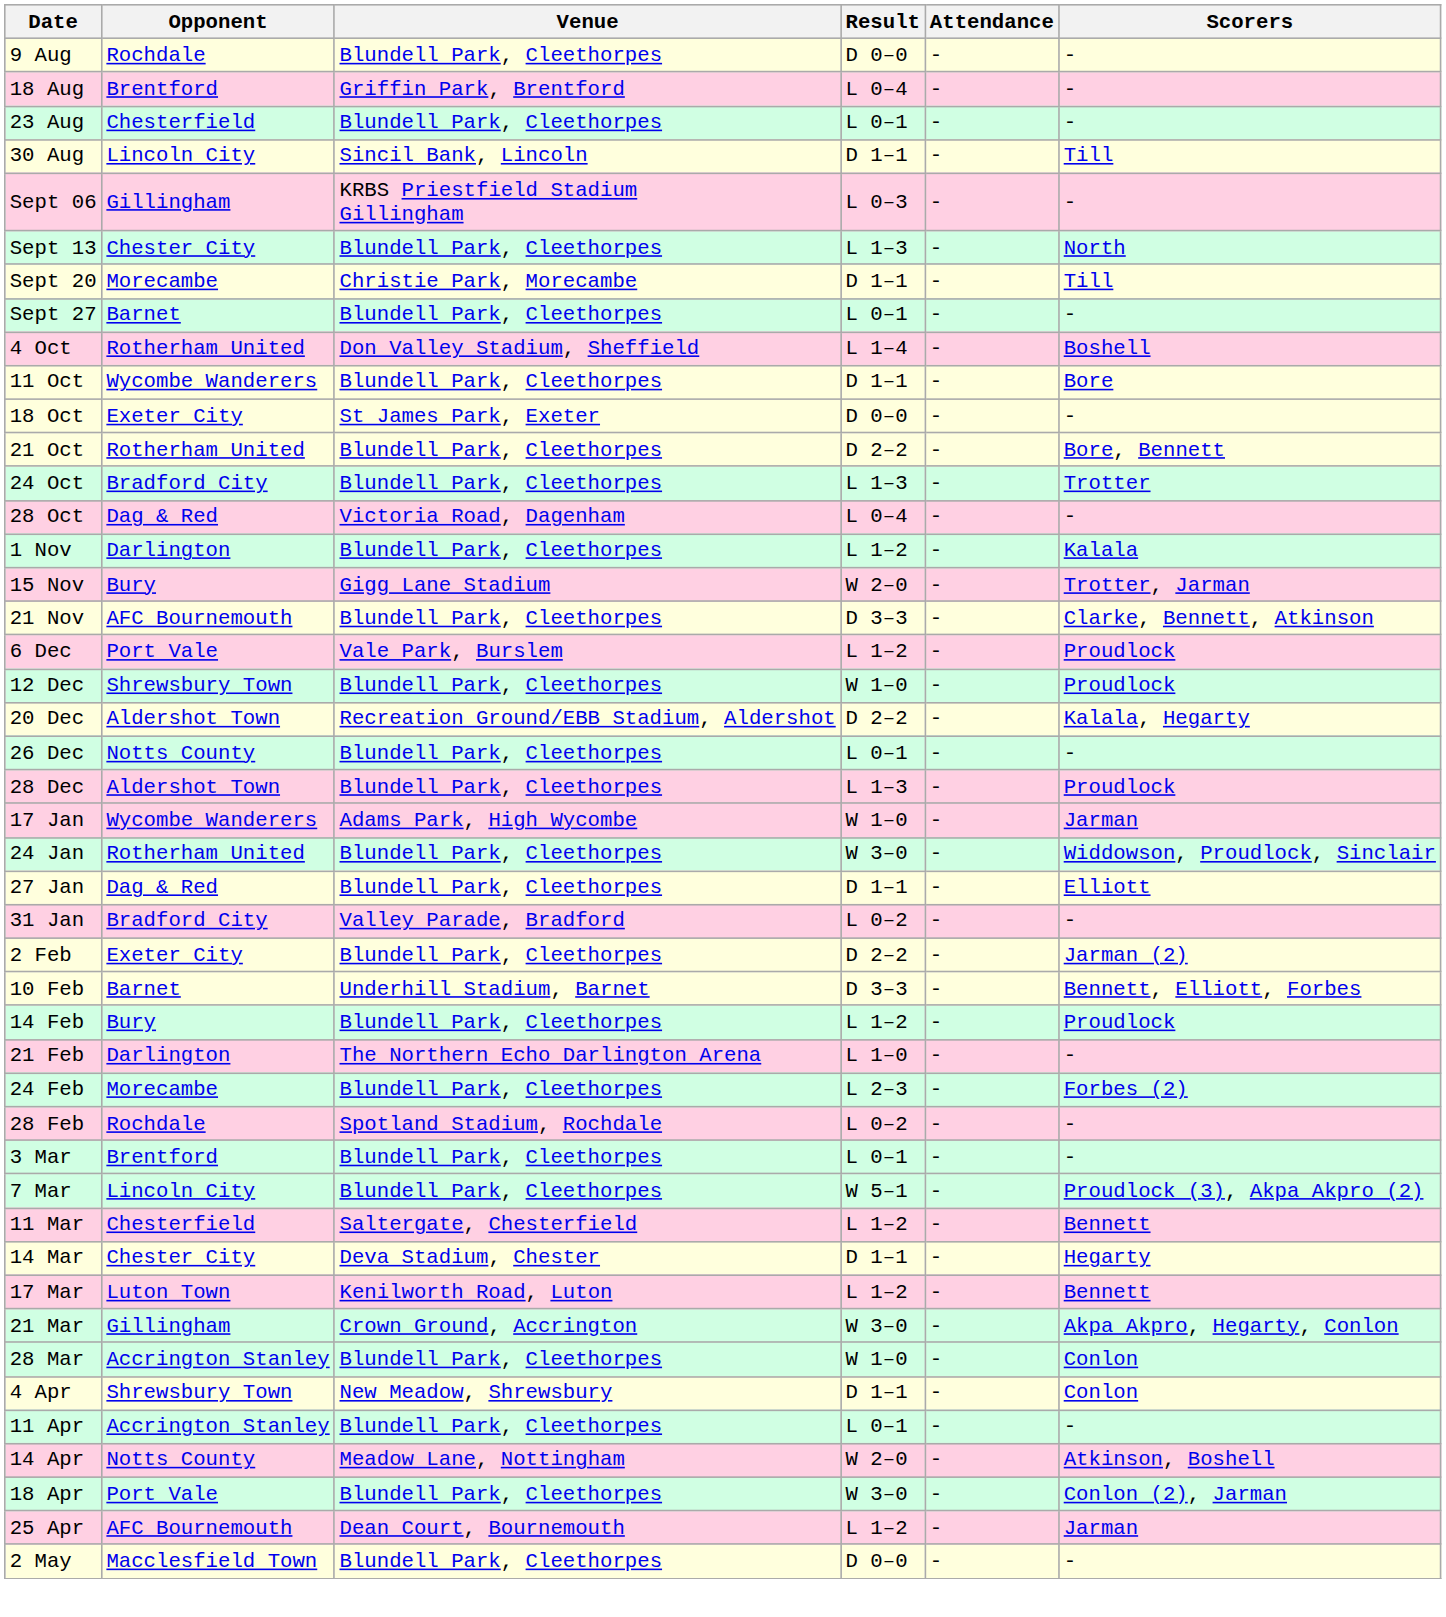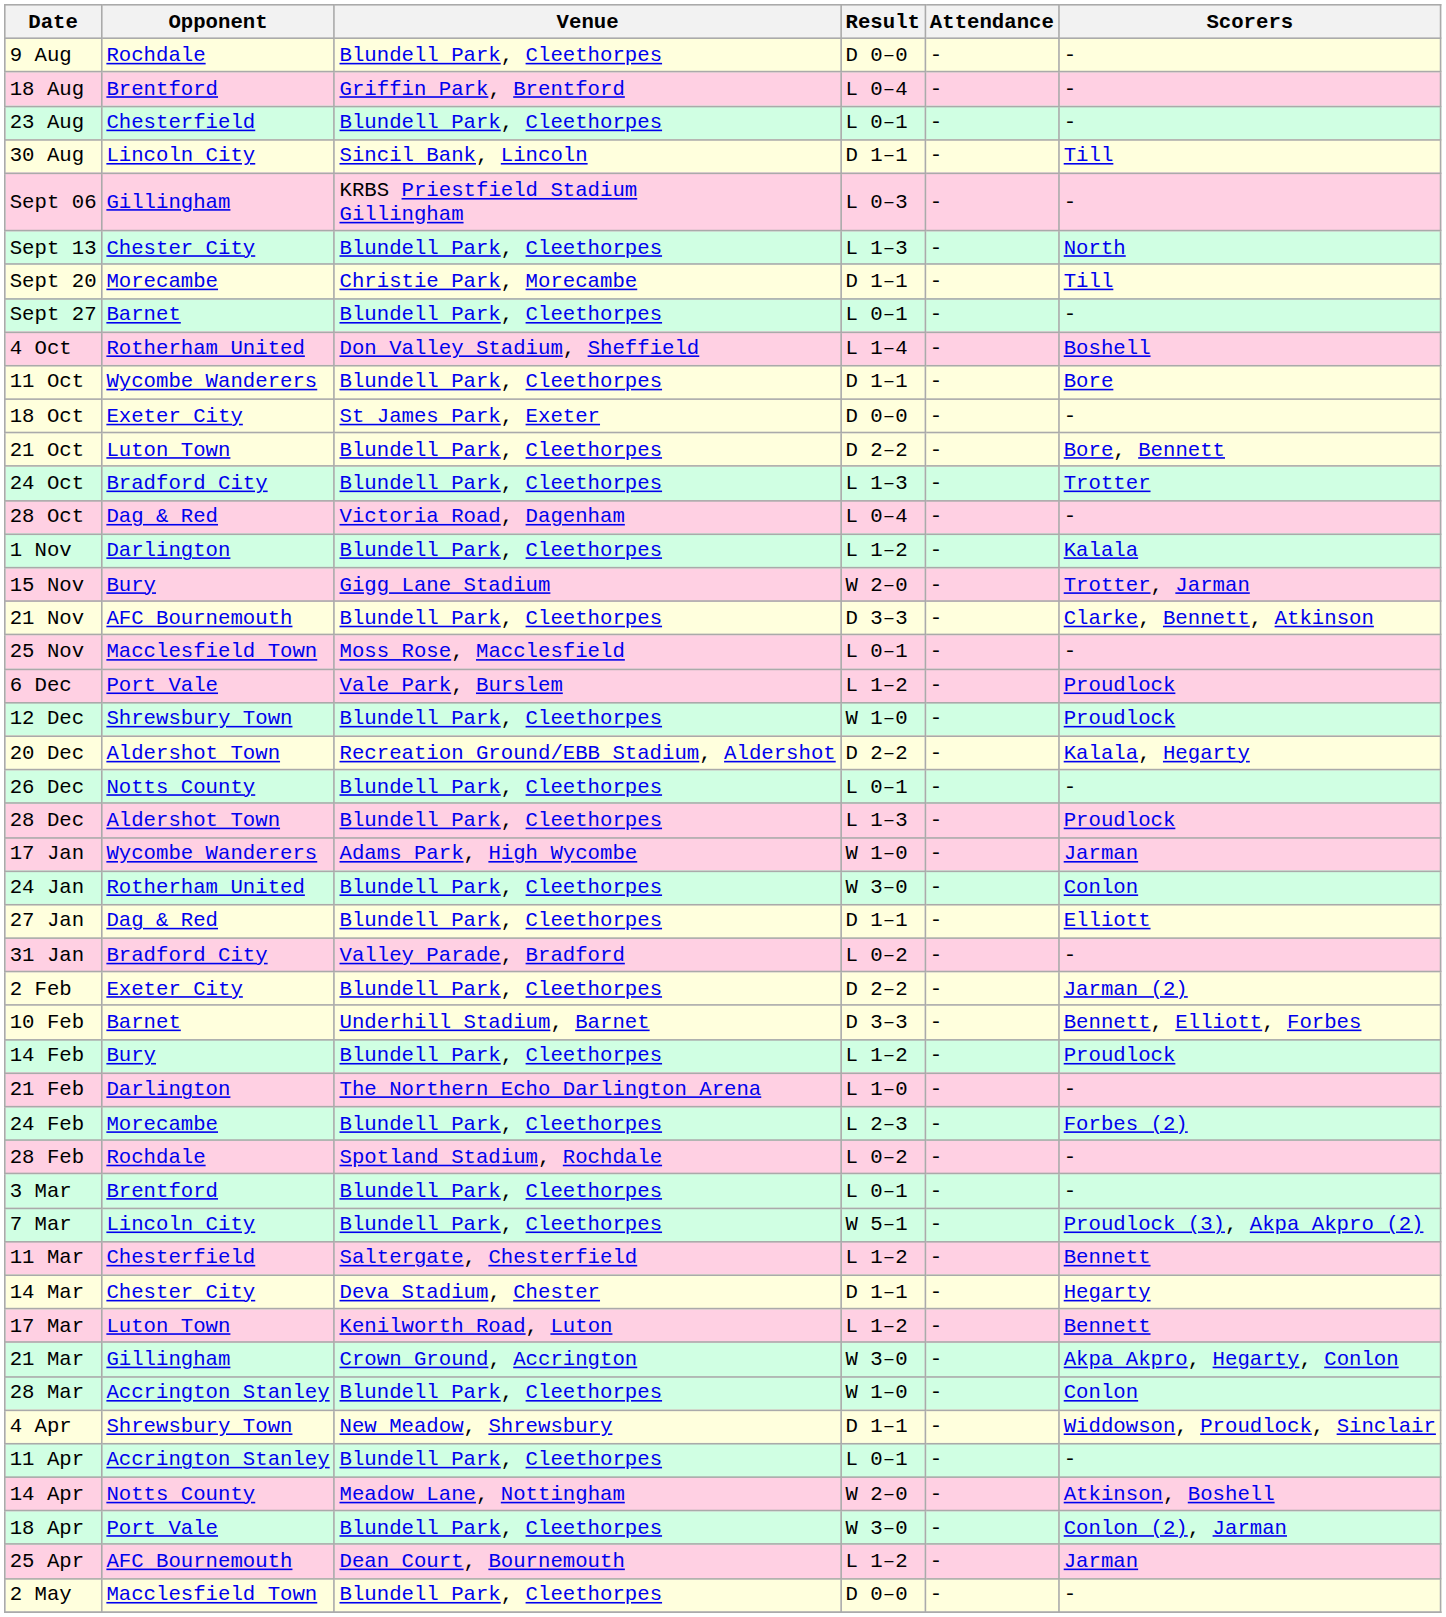(206, 450) Rotherham United -> (168, 450) Luton Town
+ row: (47, 652)
(1250, 854) Widdowson, Proudlock, Sinclair -> (1101, 888) Conlon
(1101, 1393) Conlon -> (1250, 1427) Widdowson, Proudlock, Sinclair
